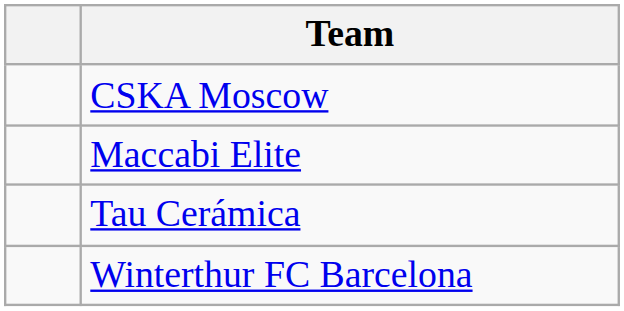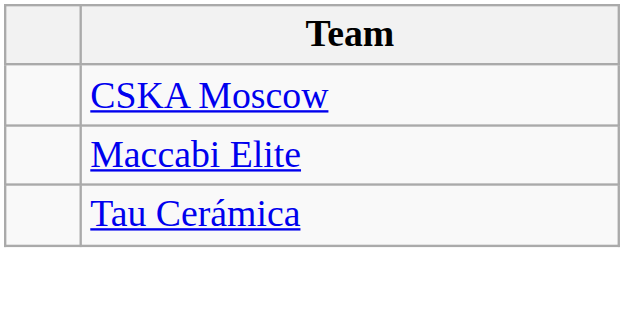- row: (281, 273)
